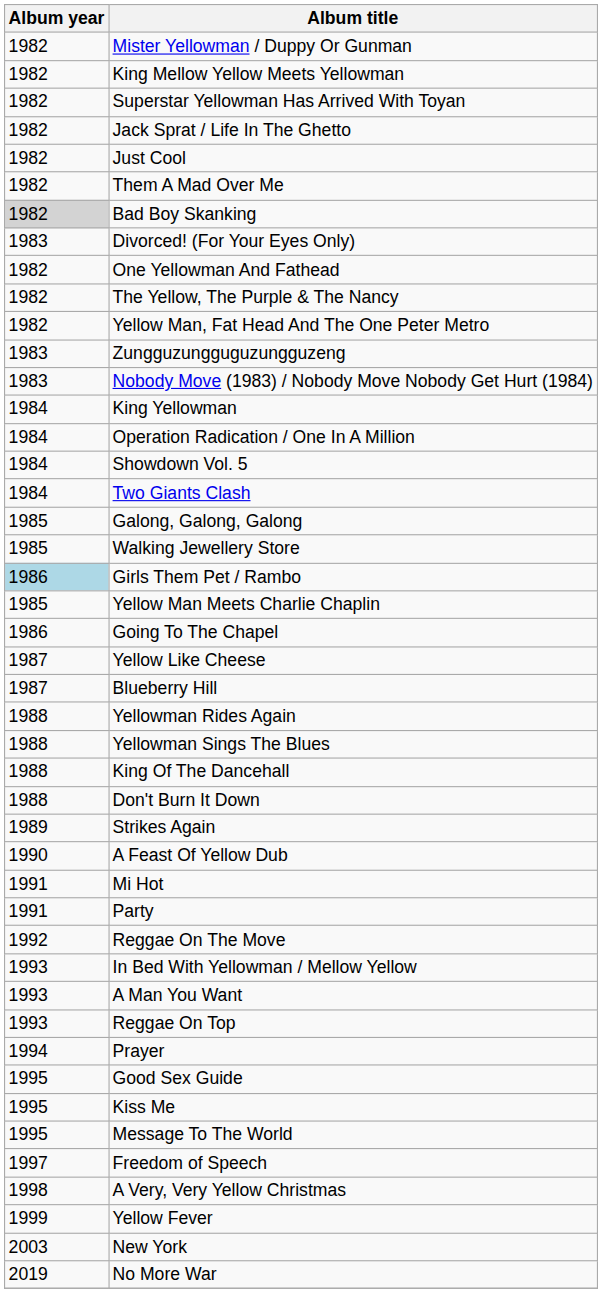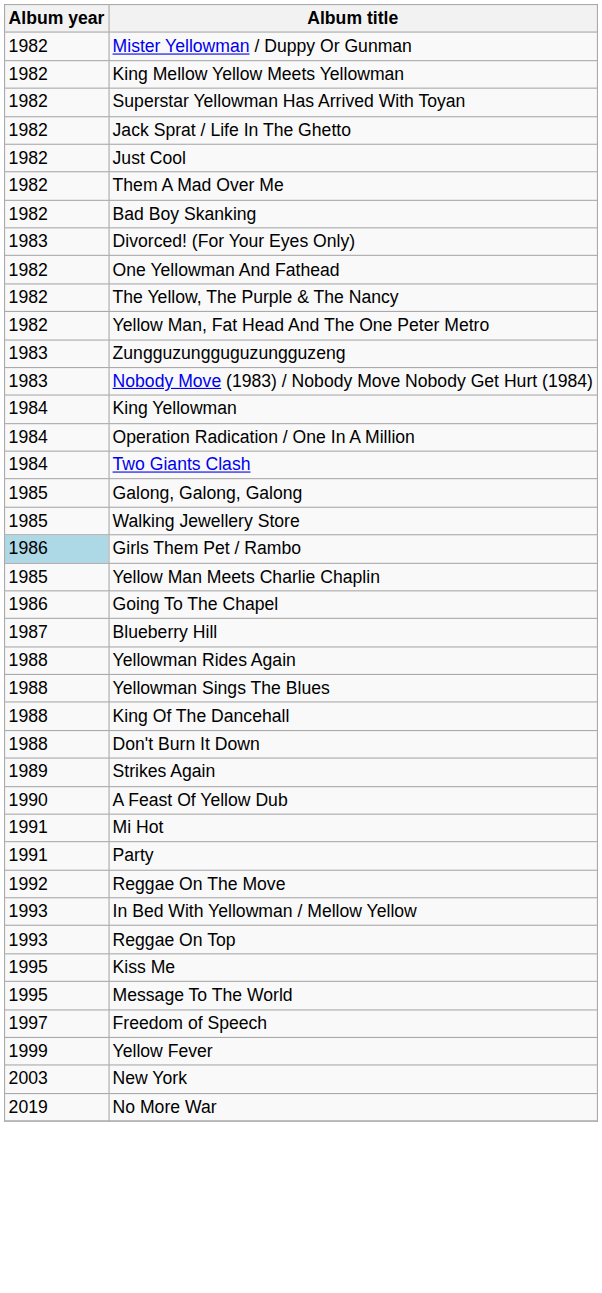(28, 213) lightgrey background -> (28, 213) no background
- row: (180, 465)
- row: (189, 660)
- row: (177, 995)
- row: (138, 1051)
- row: (178, 1079)
- row: (229, 1190)
